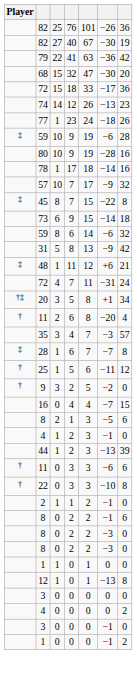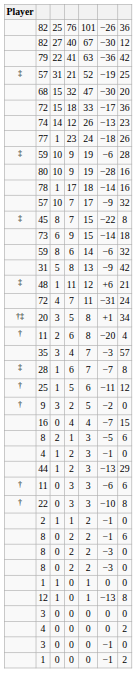(125, 43) 19 -> (125, 43) 12
+ row: (43, 75)
(125, 451) 39 -> (125, 469) 29
